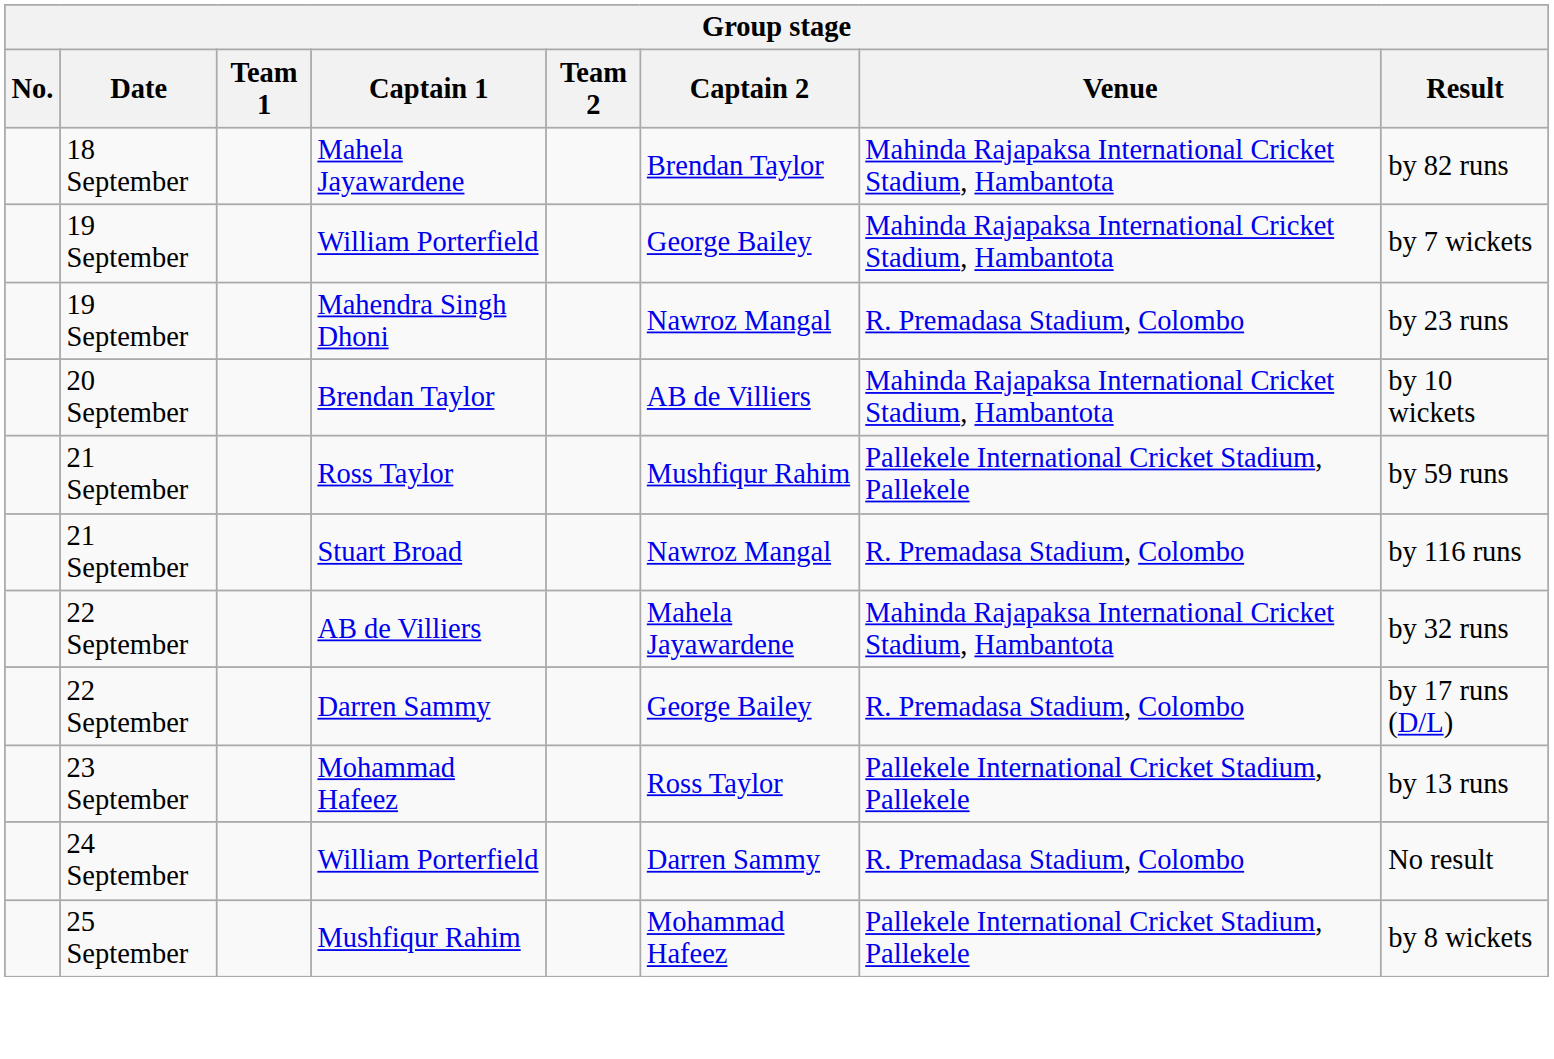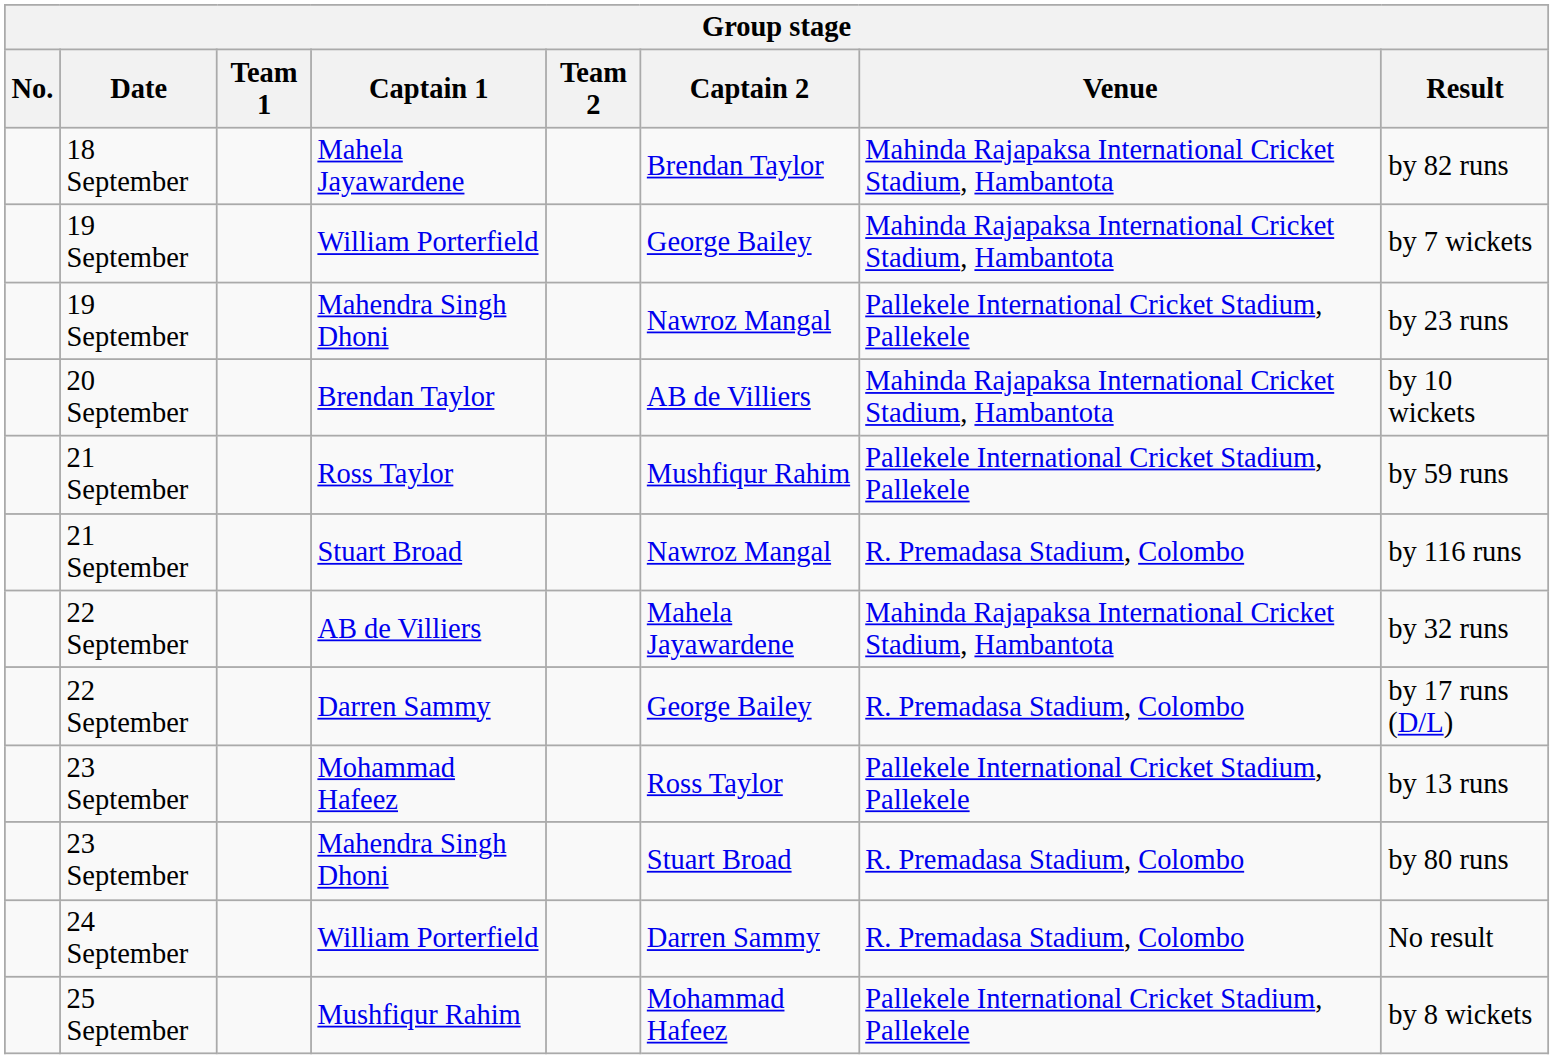(1055, 319) R. Premadasa Stadium, Colombo -> (1094, 319) Pallekele International Cricket Stadium, Pallekele
+ row: (127, 860)
